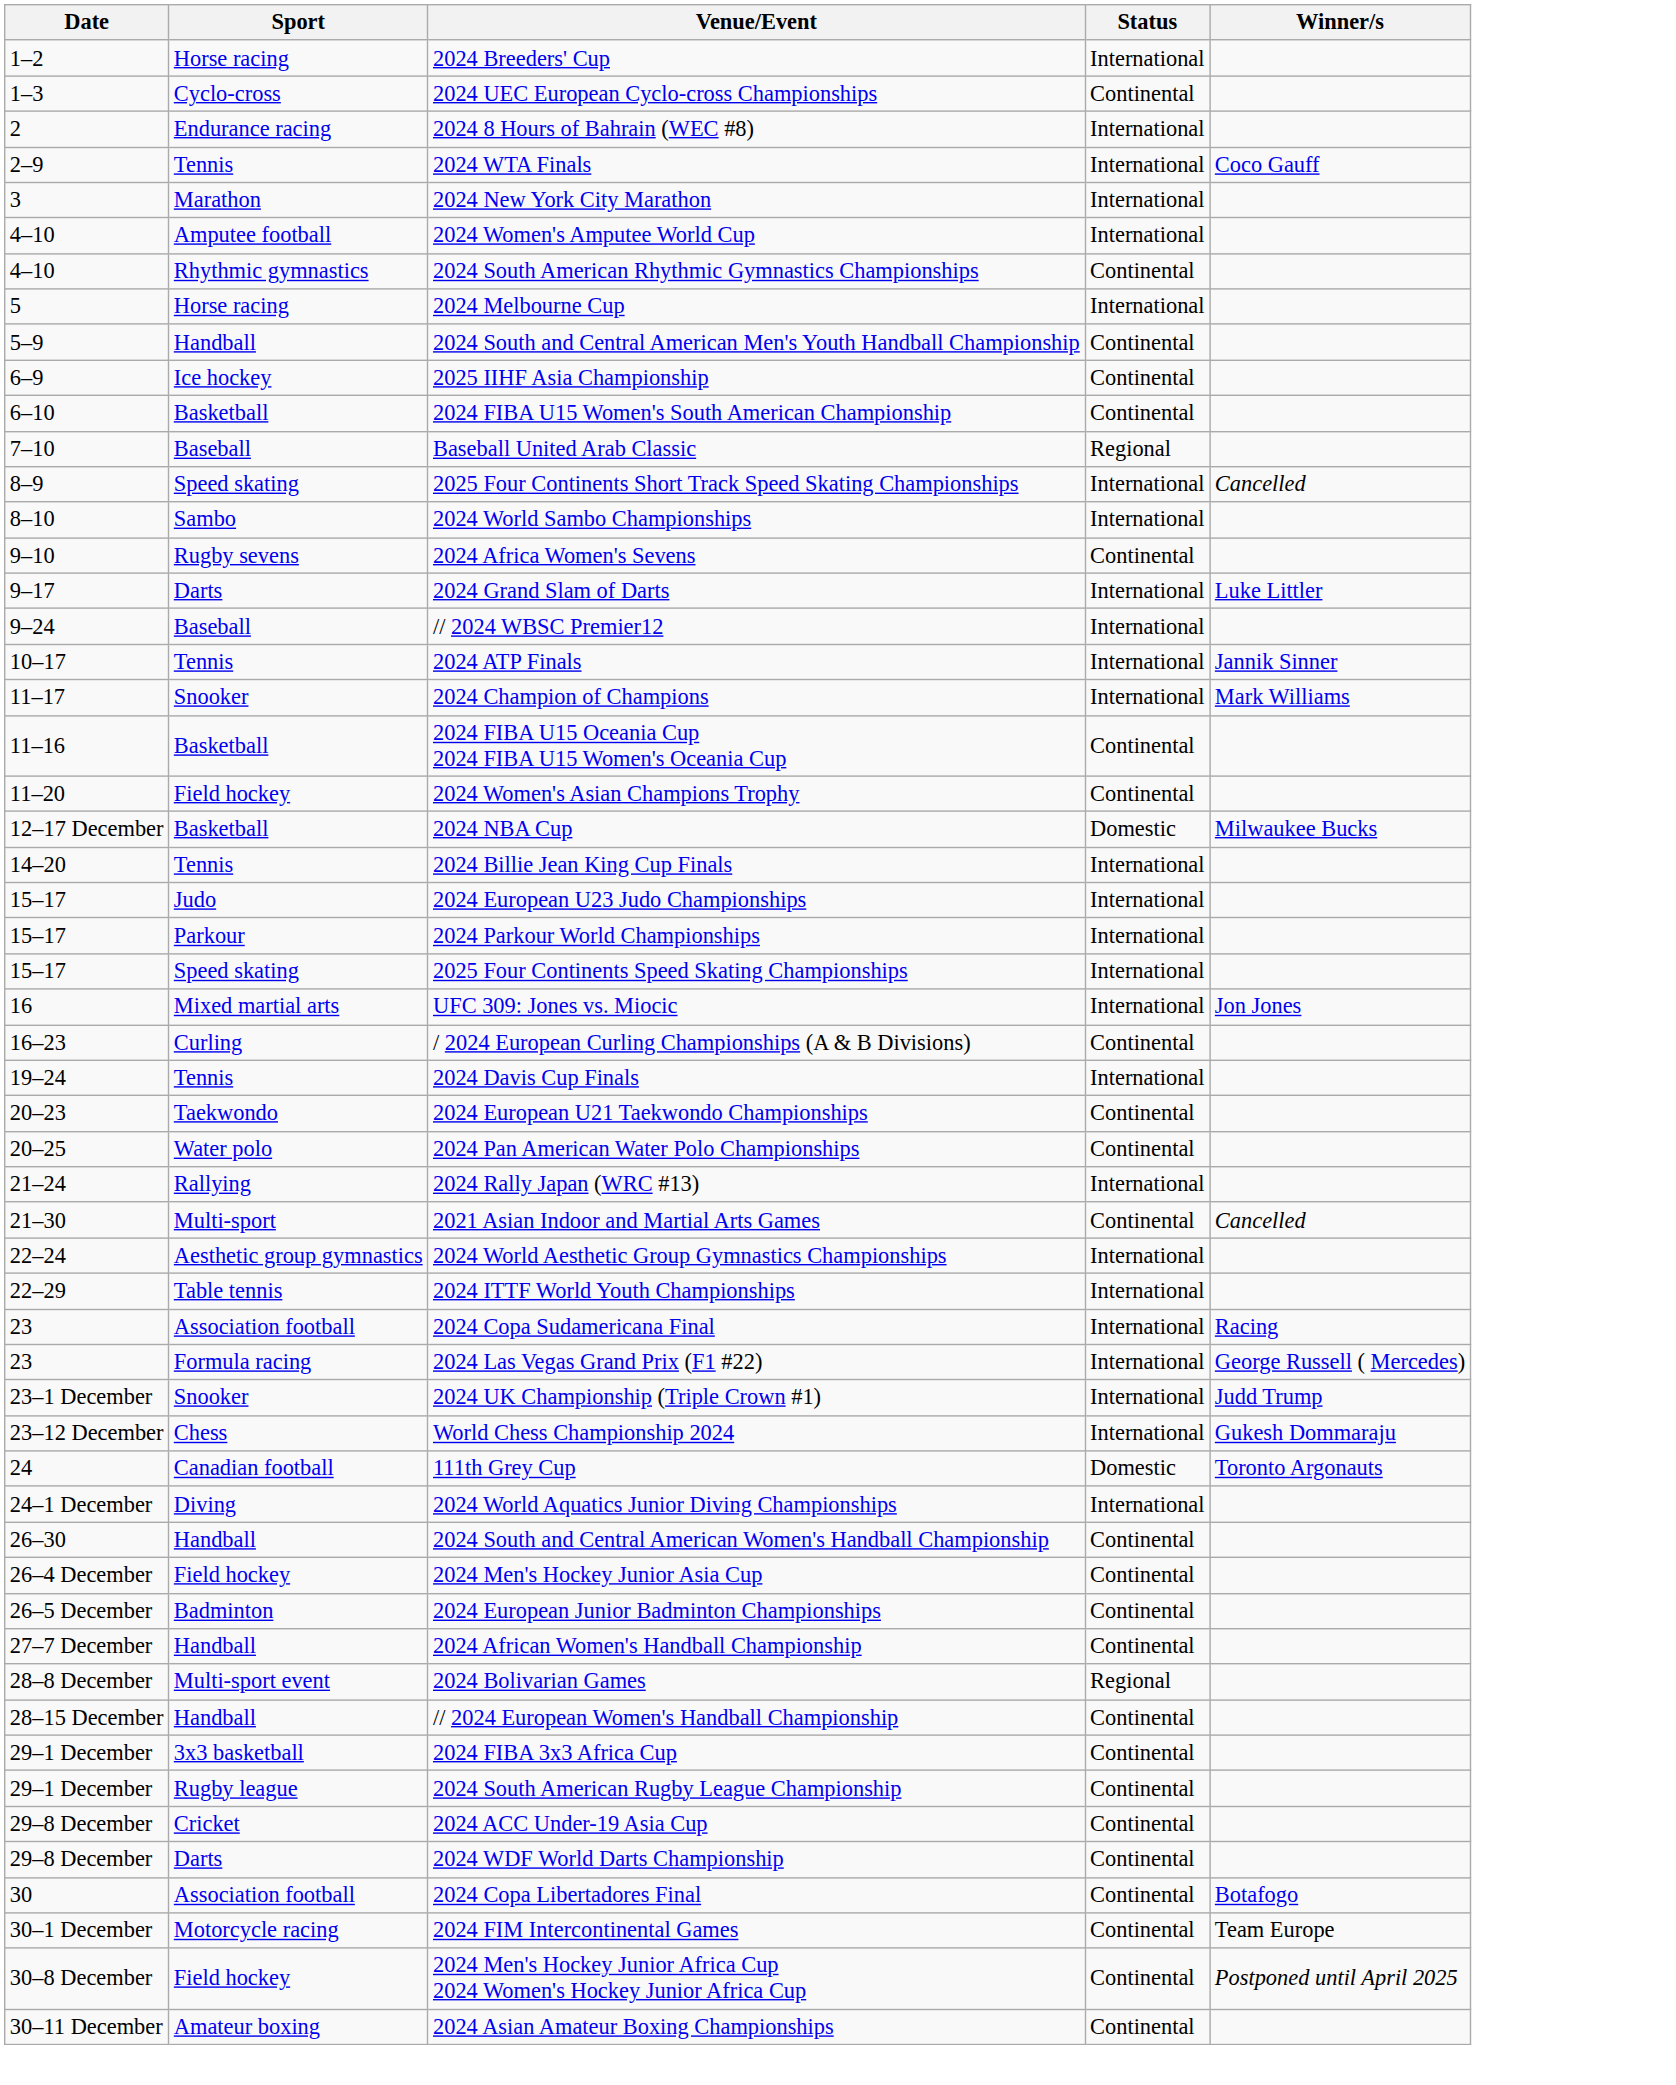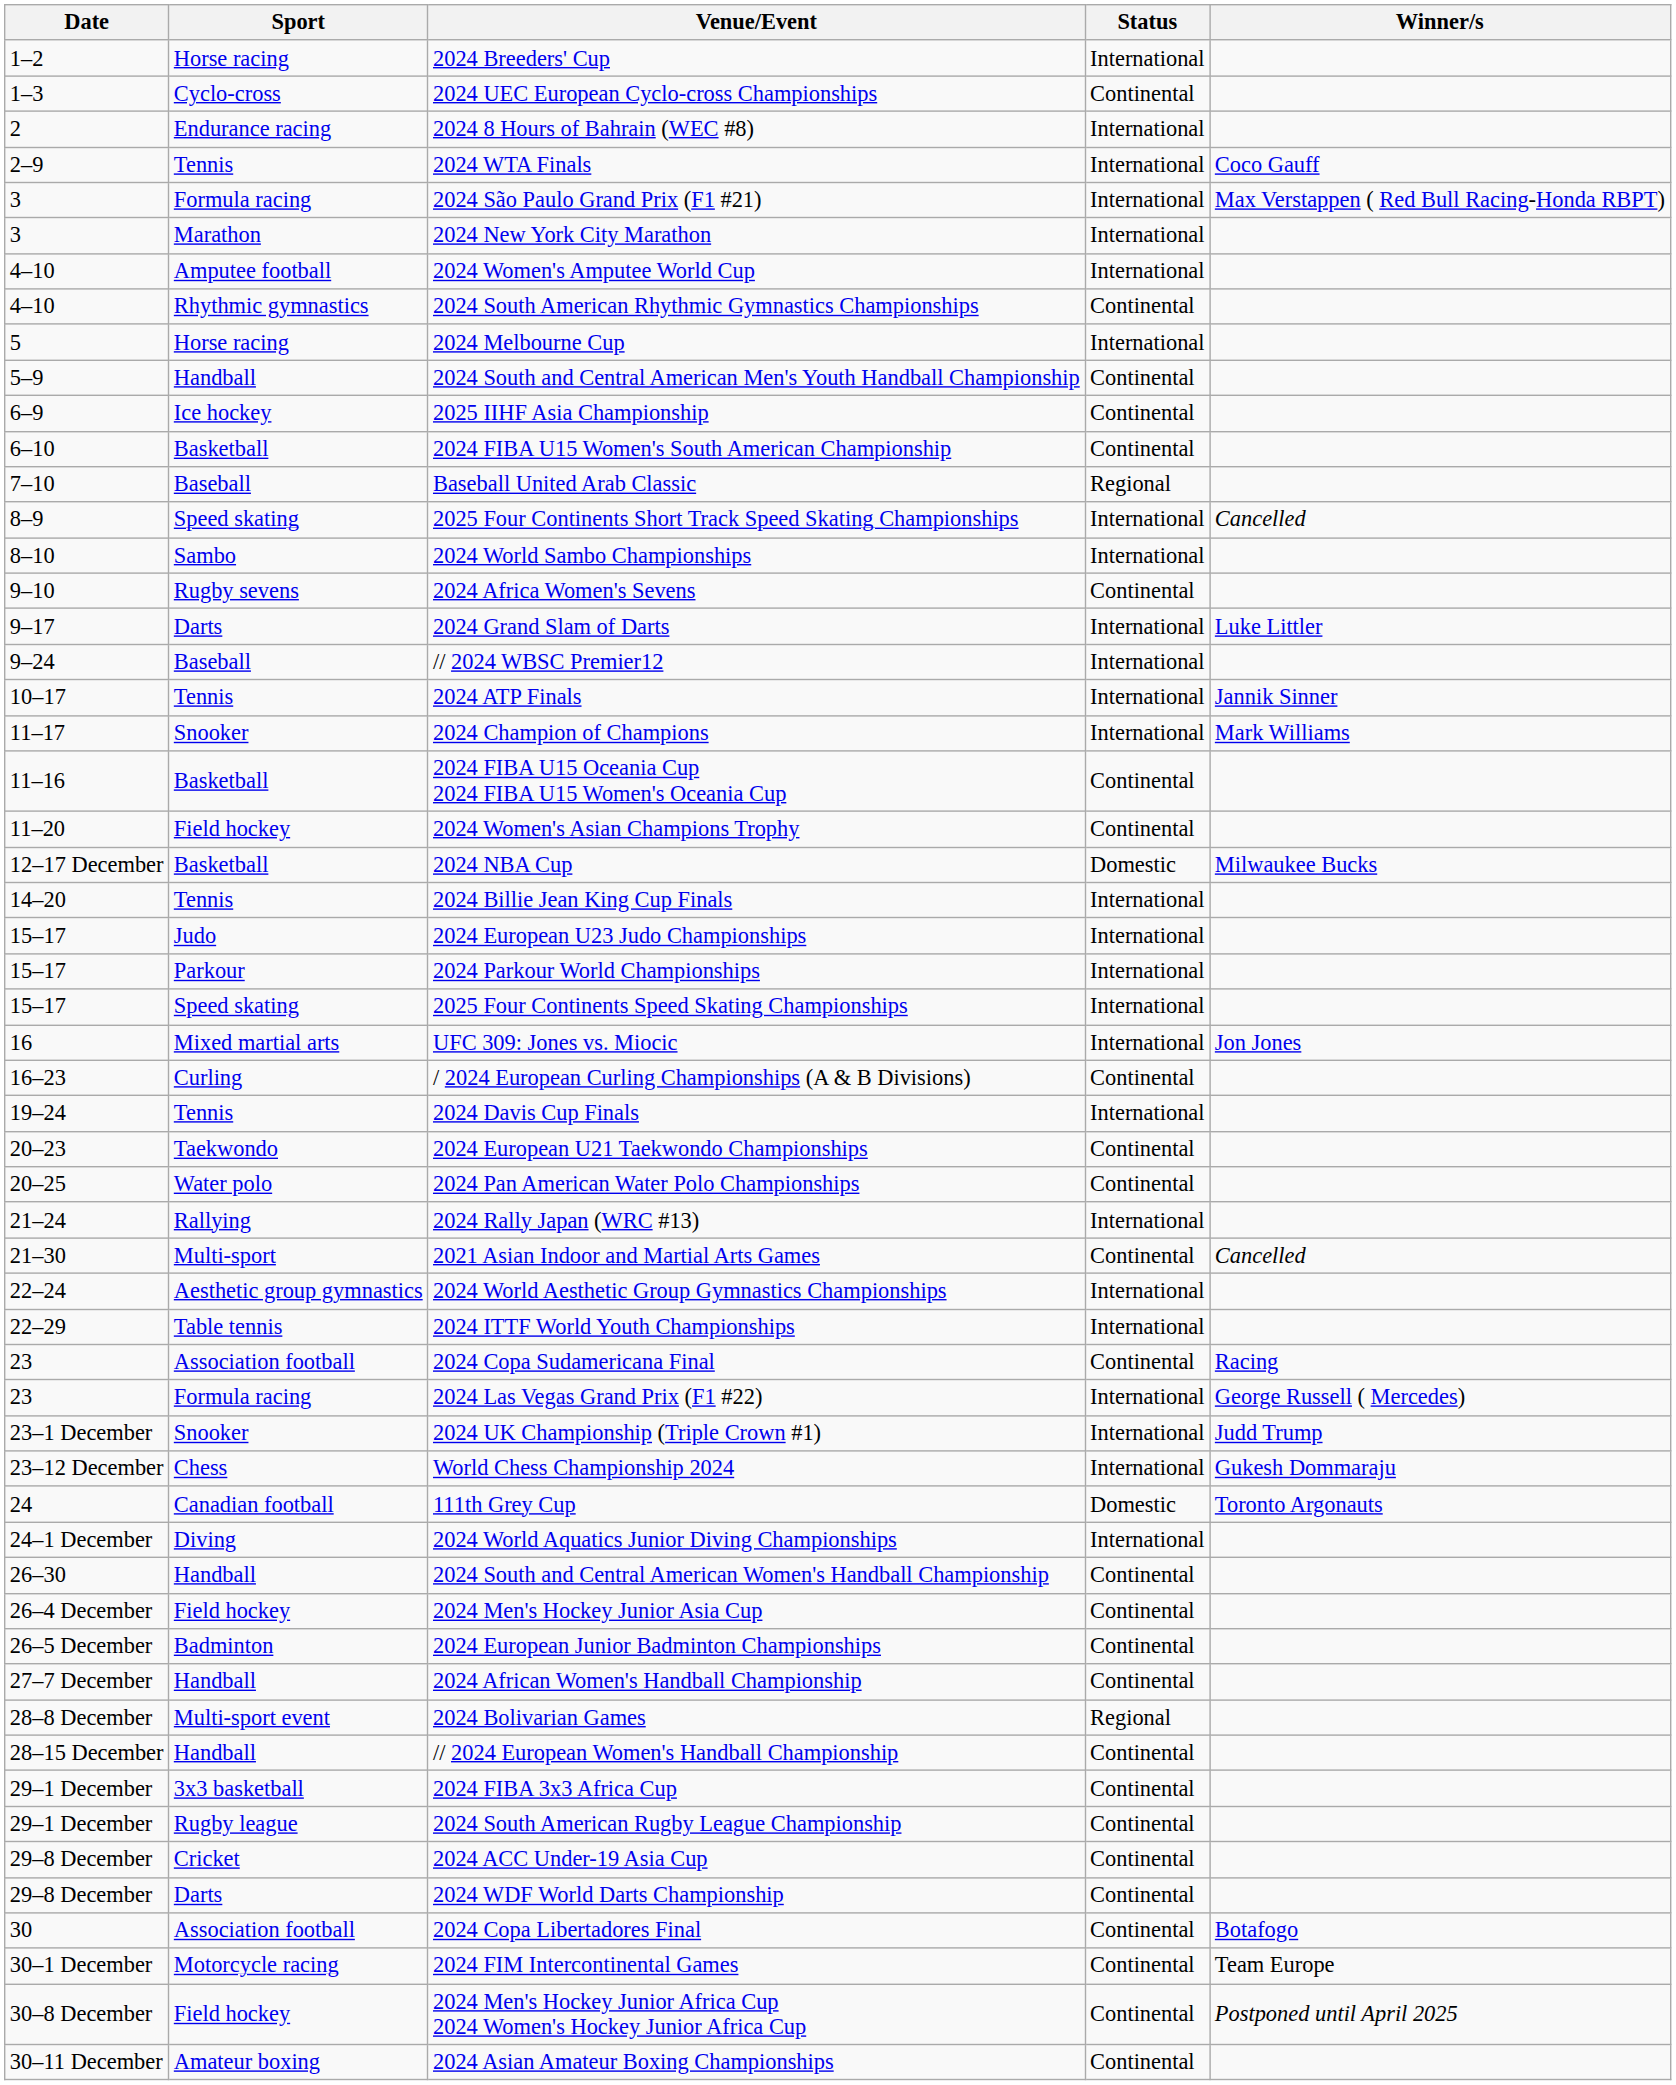+ row: (597, 199)
(1147, 1326) International -> (1142, 1361) Continental
